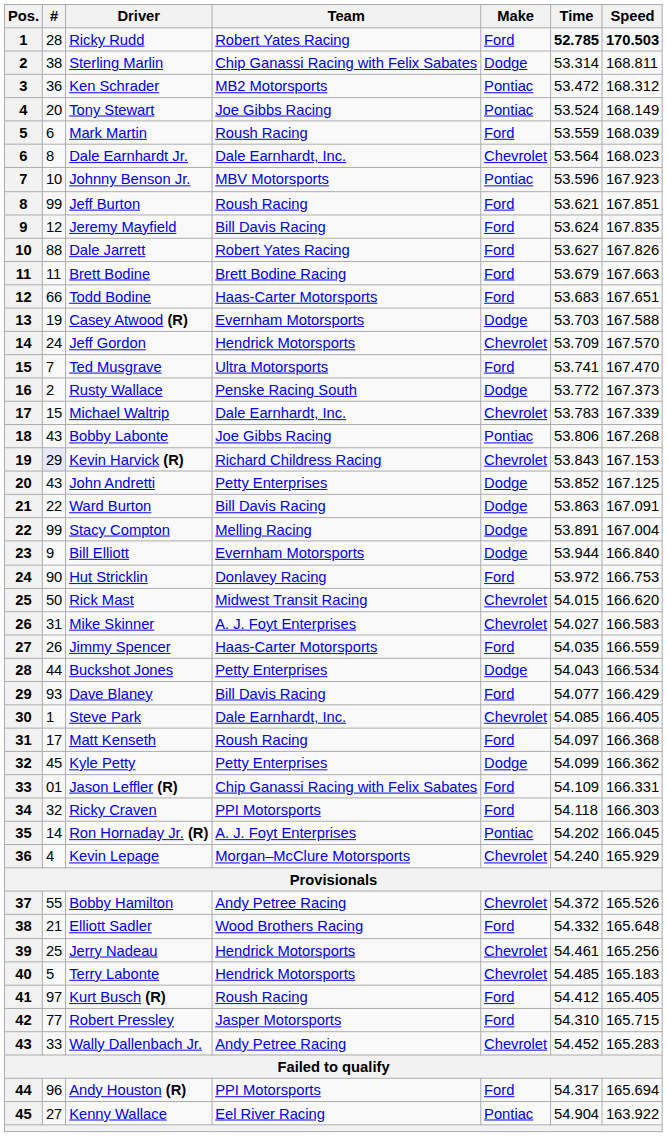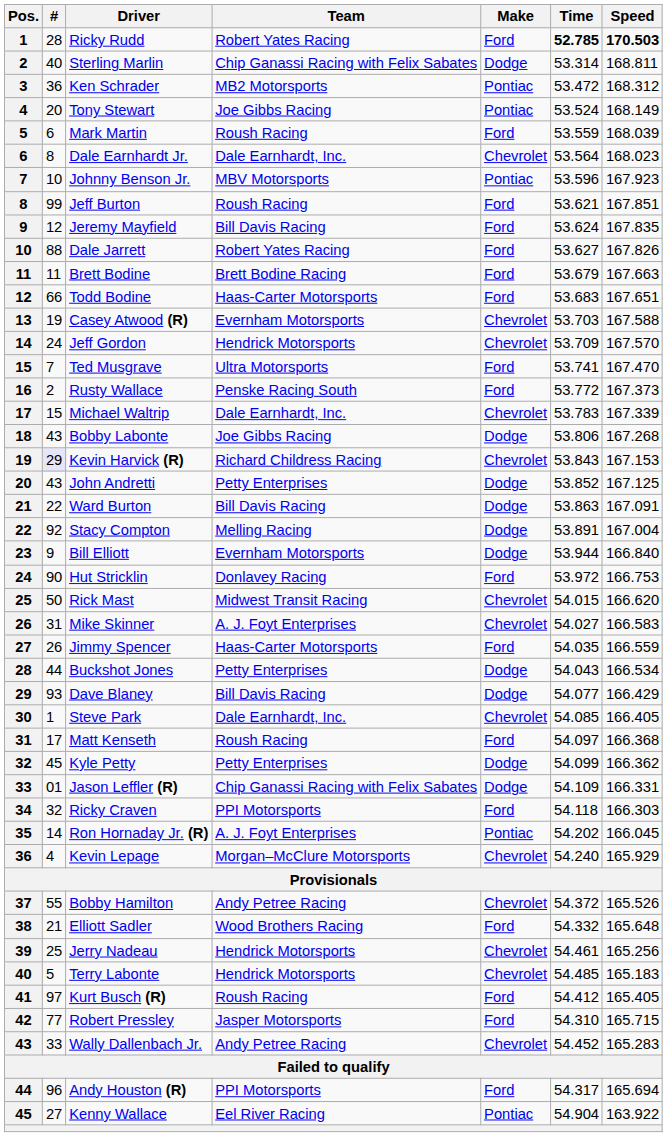(54, 63) 38 -> (54, 63) 40
(506, 320) Dodge -> (516, 320) Chevrolet
(506, 390) Dodge -> (499, 390) Ford
(509, 436) Pontiac -> (506, 436) Dodge
(54, 530) 99 -> (54, 530) 92
(499, 693) Ford -> (506, 693) Dodge
(499, 787) Ford -> (506, 787) Dodge
